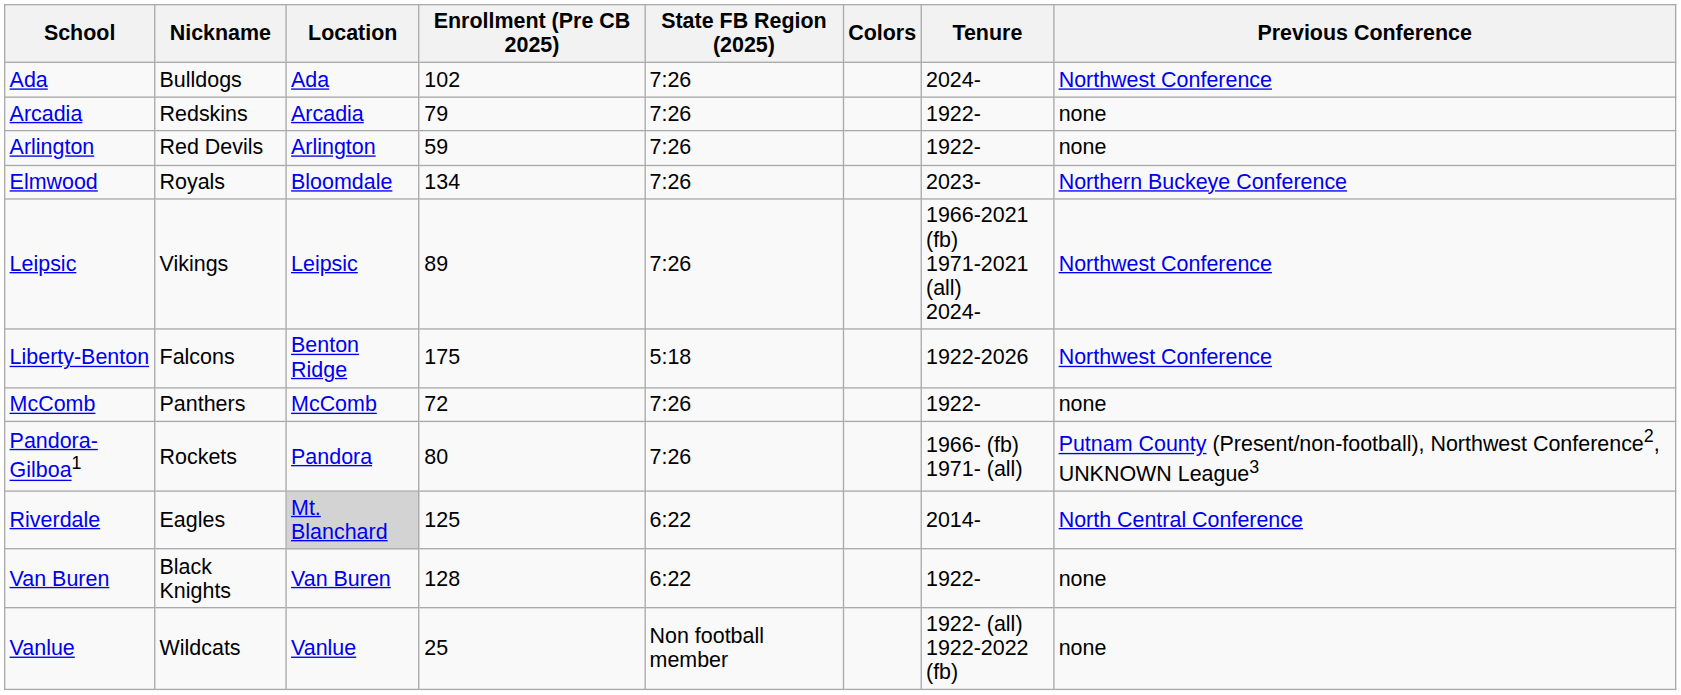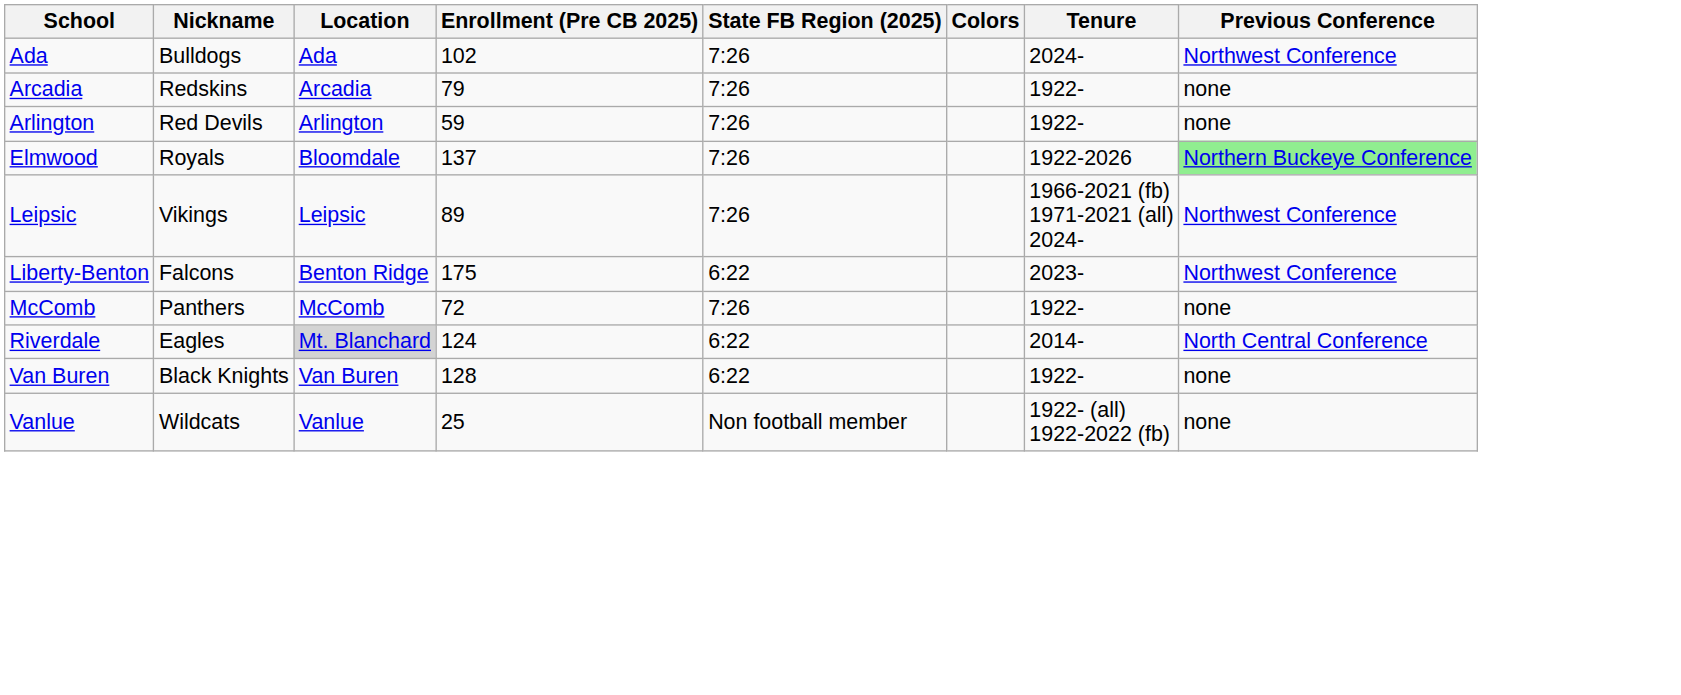(442, 181) 134 -> (459, 157) 137
(953, 181) 2023- -> (1081, 157) 1922-2026
(1203, 181) no background -> (1328, 157) lightgreen background
(670, 358) 5:18 -> (729, 273) 6:22
(977, 358) 1922-2026 -> (1057, 273) 2023-
- row: (54, 456)
(442, 520) 125 -> (459, 341) 124
